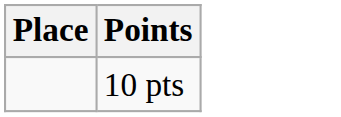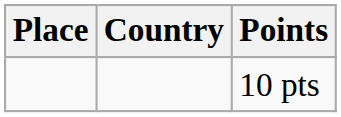+ column: (164, 30)
